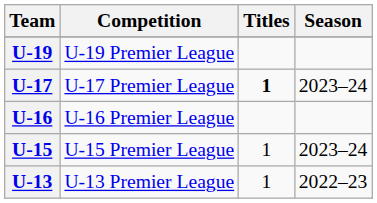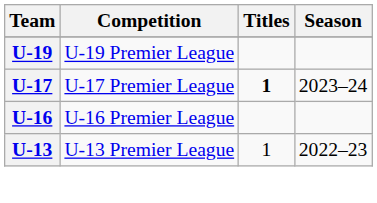- row: (32, 150)
